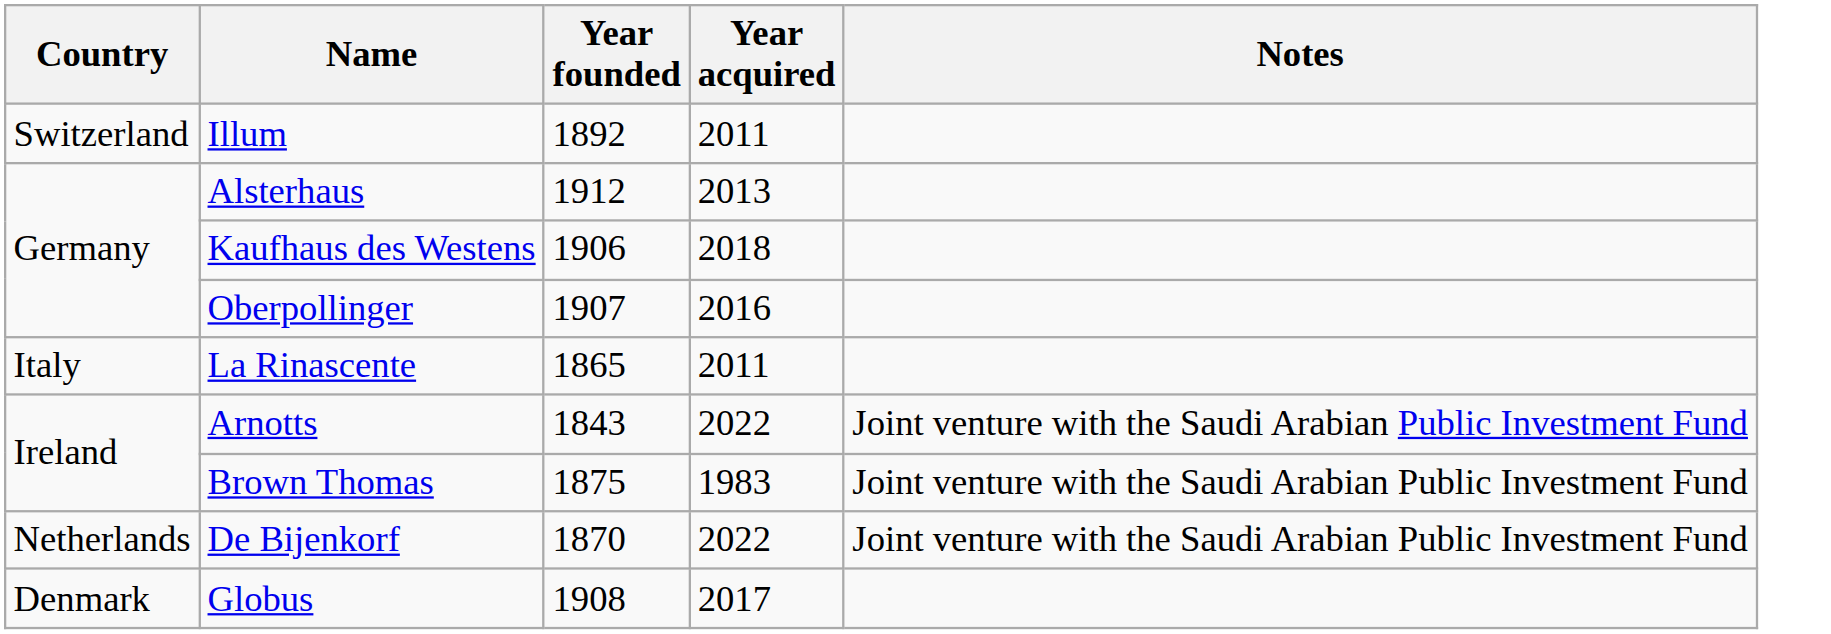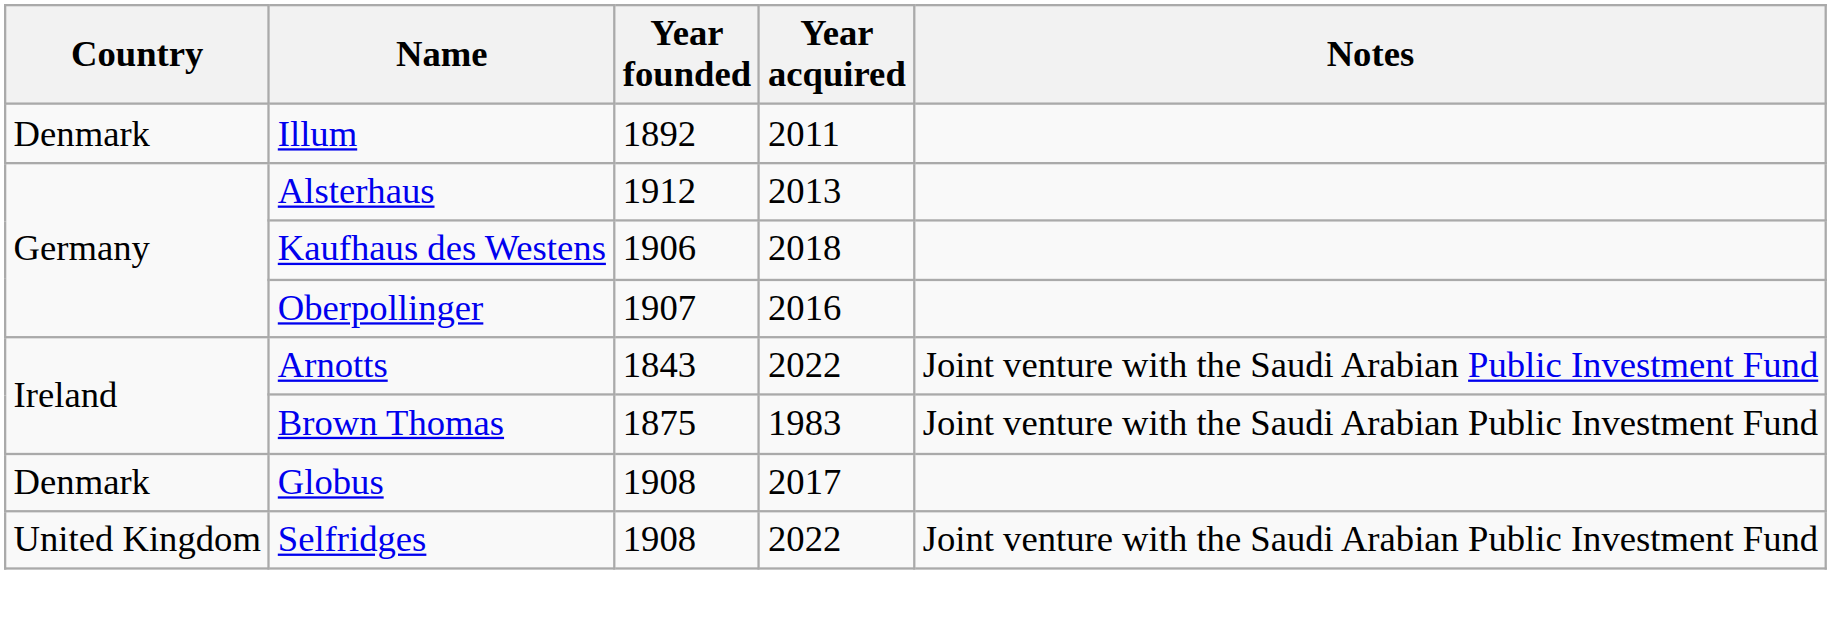(101, 132) Switzerland -> (82, 132) Denmark
- row: (312, 365)
- row: (304, 539)
+ row: (352, 539)
